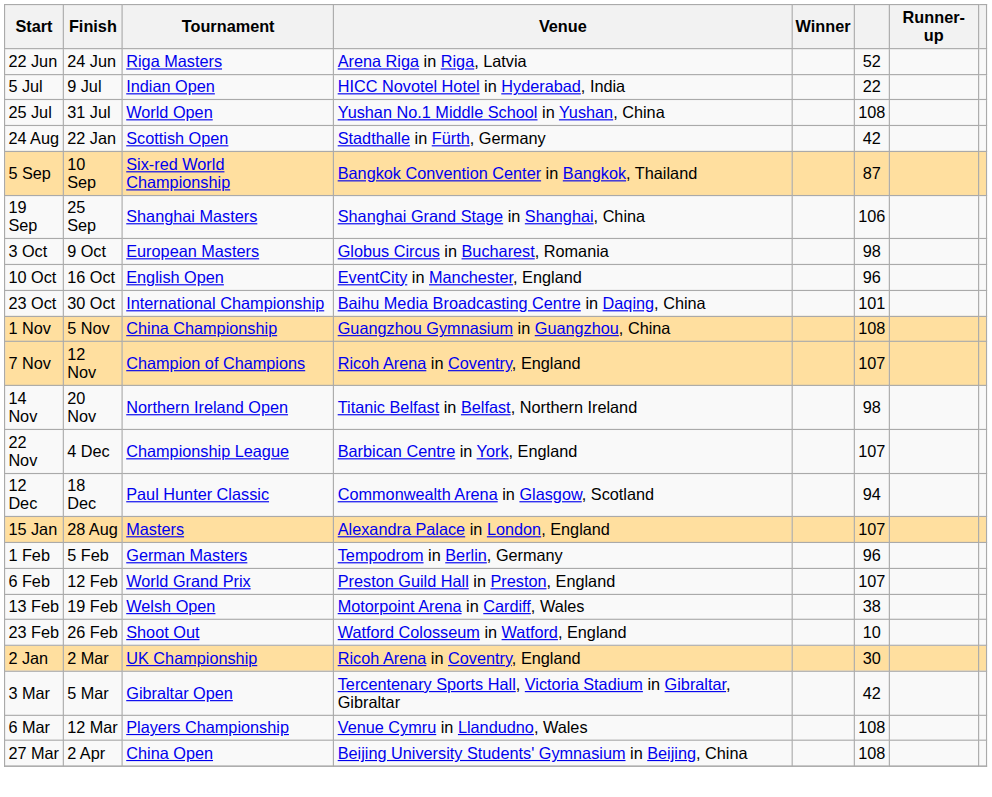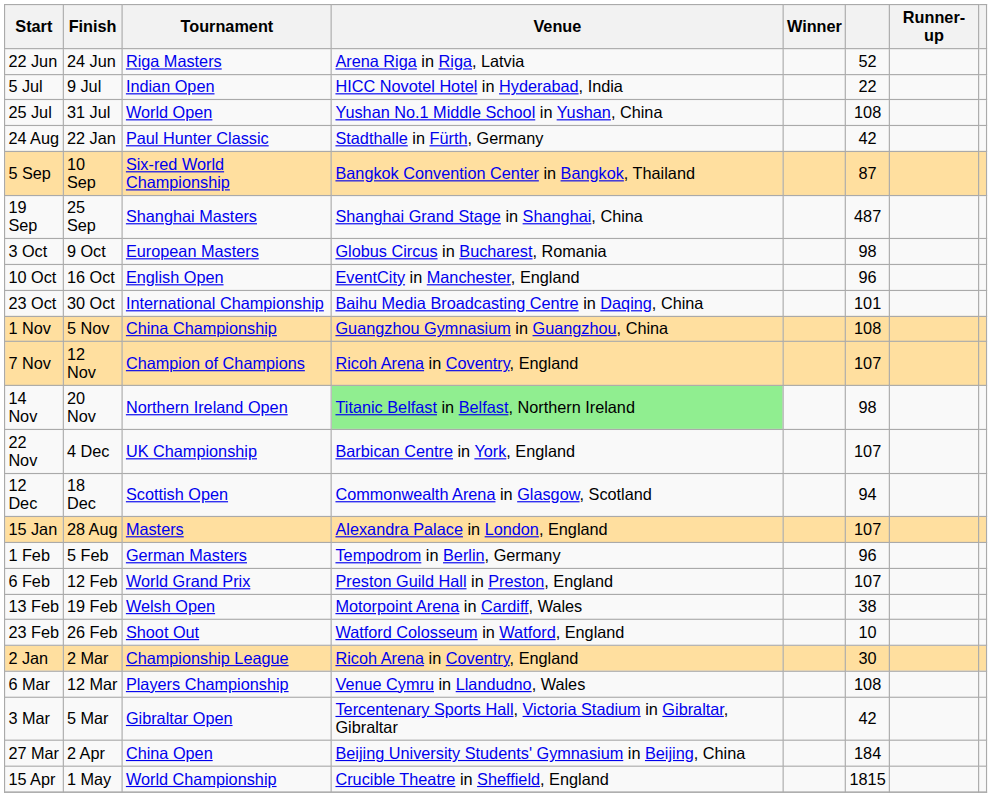(177, 139) Scottish Open -> (197, 139) Paul Hunter Classic
(872, 217) 106 -> (868, 217) 487
(487, 408) no background -> (485, 408) lightgreen background
(208, 451) Championship League -> (191, 451) UK Championship
(198, 495) Paul Hunter Classic -> (177, 495) Scottish Open
(192, 659) UK Championship -> (207, 659) Championship League
rows swapped: (29, 693) <-> (29, 728)
(872, 754) 108 -> (868, 754) 184
+ row: (32, 779)
